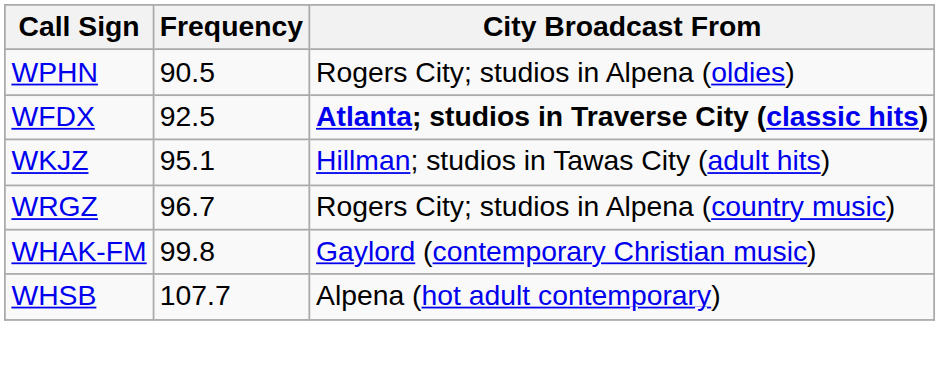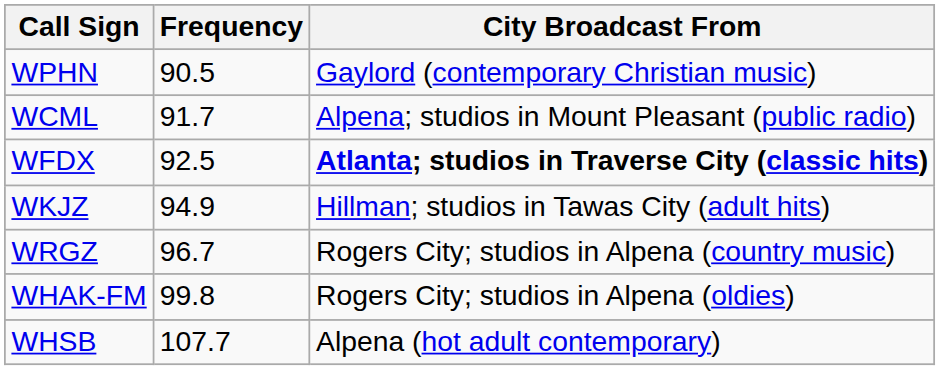(555, 71) Rogers City; studios in Alpena (oldies) -> (566, 71) Gaylord (contemporary Christian music)
+ row: (55, 116)
(187, 161) 95.1 -> (187, 206) 94.9
(566, 251) Gaylord (contemporary Christian music) -> (555, 296) Rogers City; studios in Alpena (oldies)
